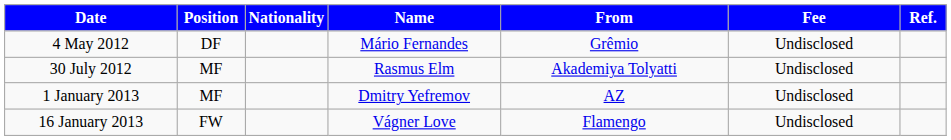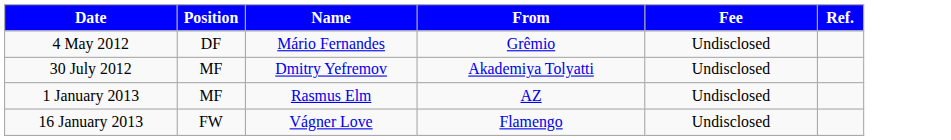- column: (286, 17)
(414, 70) Rasmus Elm -> (331, 70) Dmitry Yefremov
(414, 96) Dmitry Yefremov -> (331, 96) Rasmus Elm
